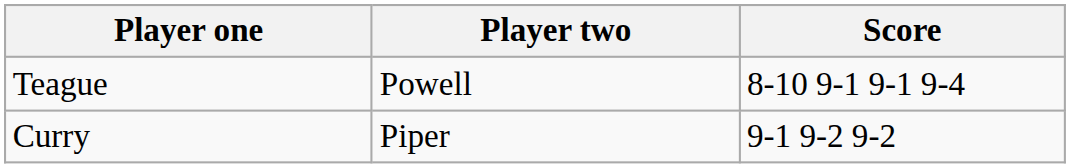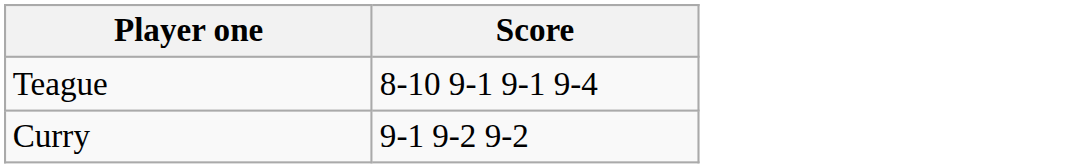- column: (556, 30)
